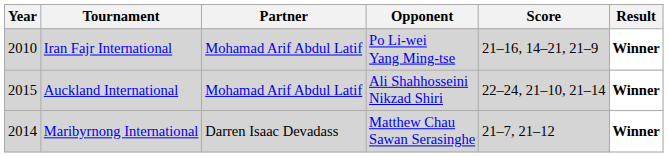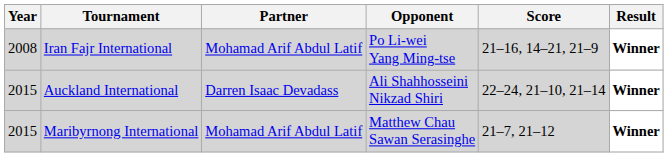(22, 49) 2010 -> (22, 49) 2008
(284, 90) Mohamad Arif Abdul Latif -> (272, 90) Darren Isaac Devadass
(22, 131) 2014 -> (22, 131) 2015
(272, 131) Darren Isaac Devadass -> (284, 131) Mohamad Arif Abdul Latif
